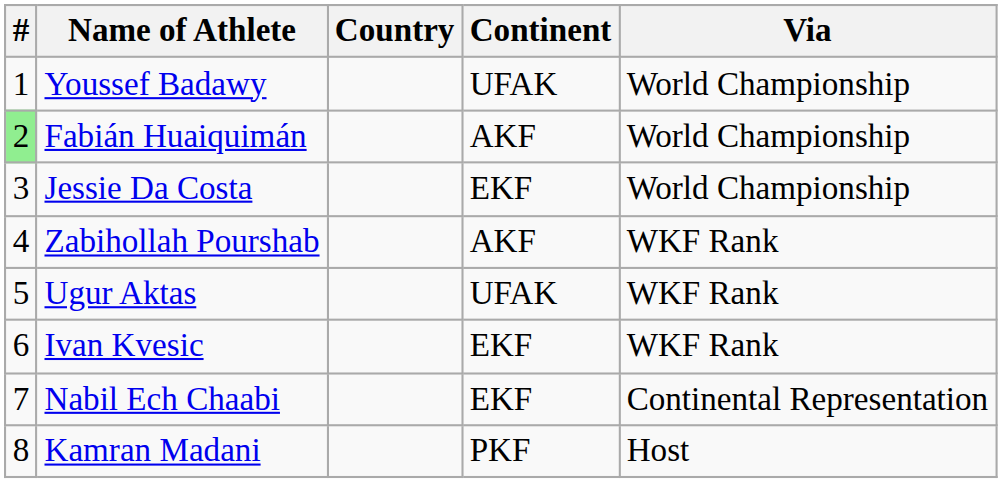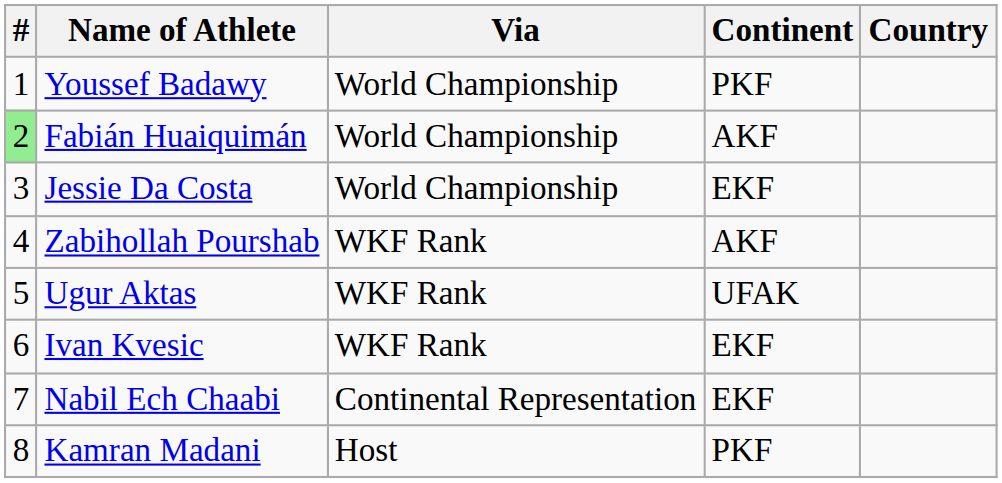columns swapped: (395, 30) <-> (807, 30)
(514, 83) UFAK -> (742, 83) PKF
